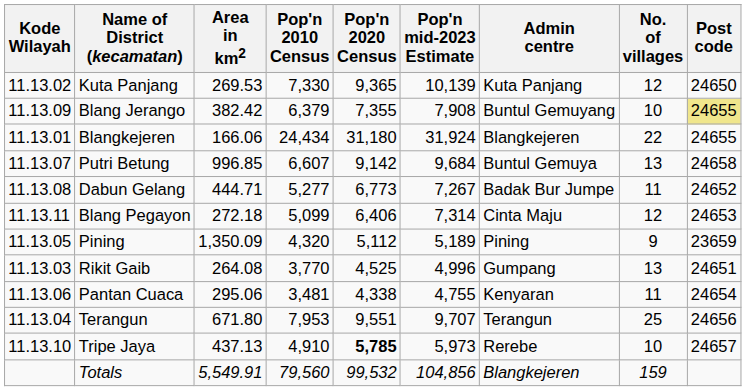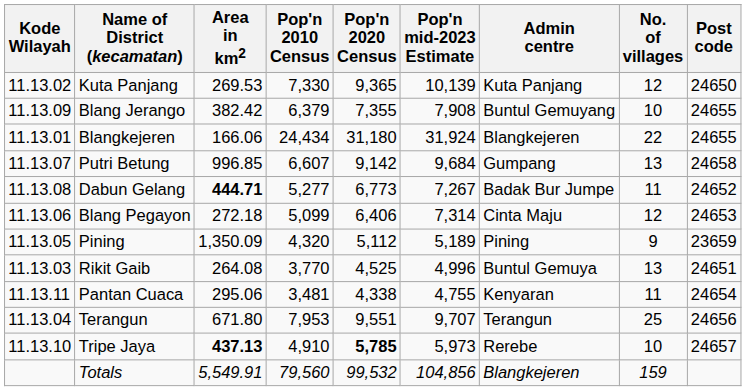(714, 111) khaki background -> (714, 111) no background
(540, 163) Buntul Gemuya -> (519, 163) Gumpang
(237, 189) normal -> (237, 189) bold
(39, 215) 11.13.11 -> (40, 215) 11.13.06
(519, 268) Gumpang -> (540, 268) Buntul Gemuya
(40, 294) 11.13.06 -> (39, 294) 11.13.11
(237, 346) normal -> (237, 346) bold
